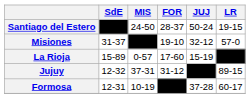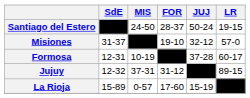rows swapped: (52, 86) <-> (52, 56)
